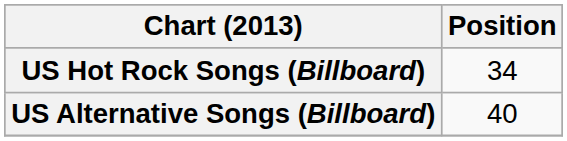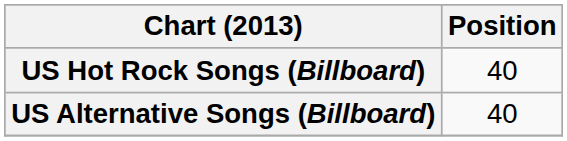(502, 69) 34 -> (502, 69) 40
